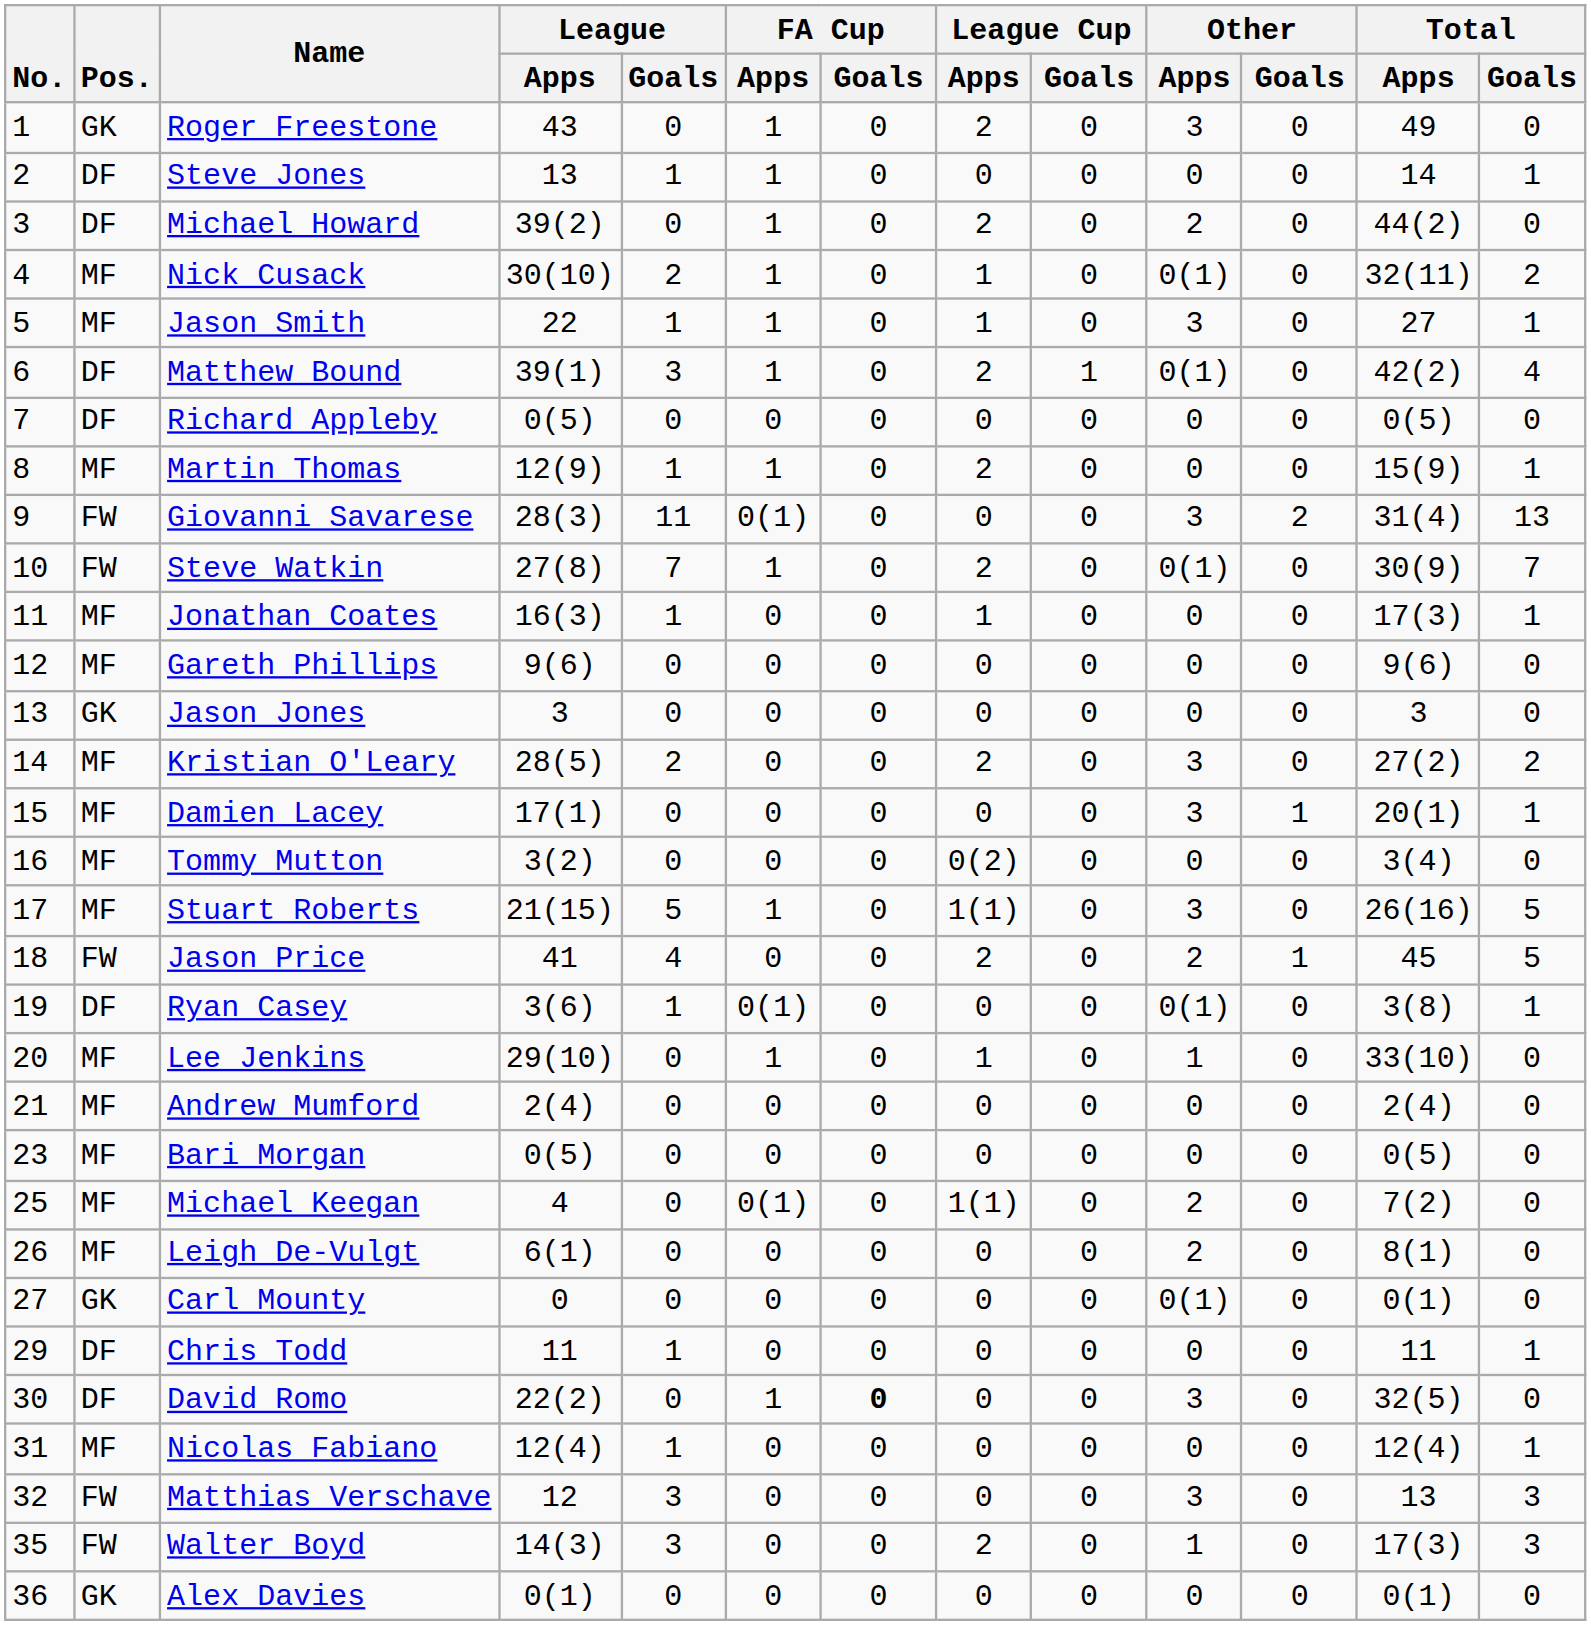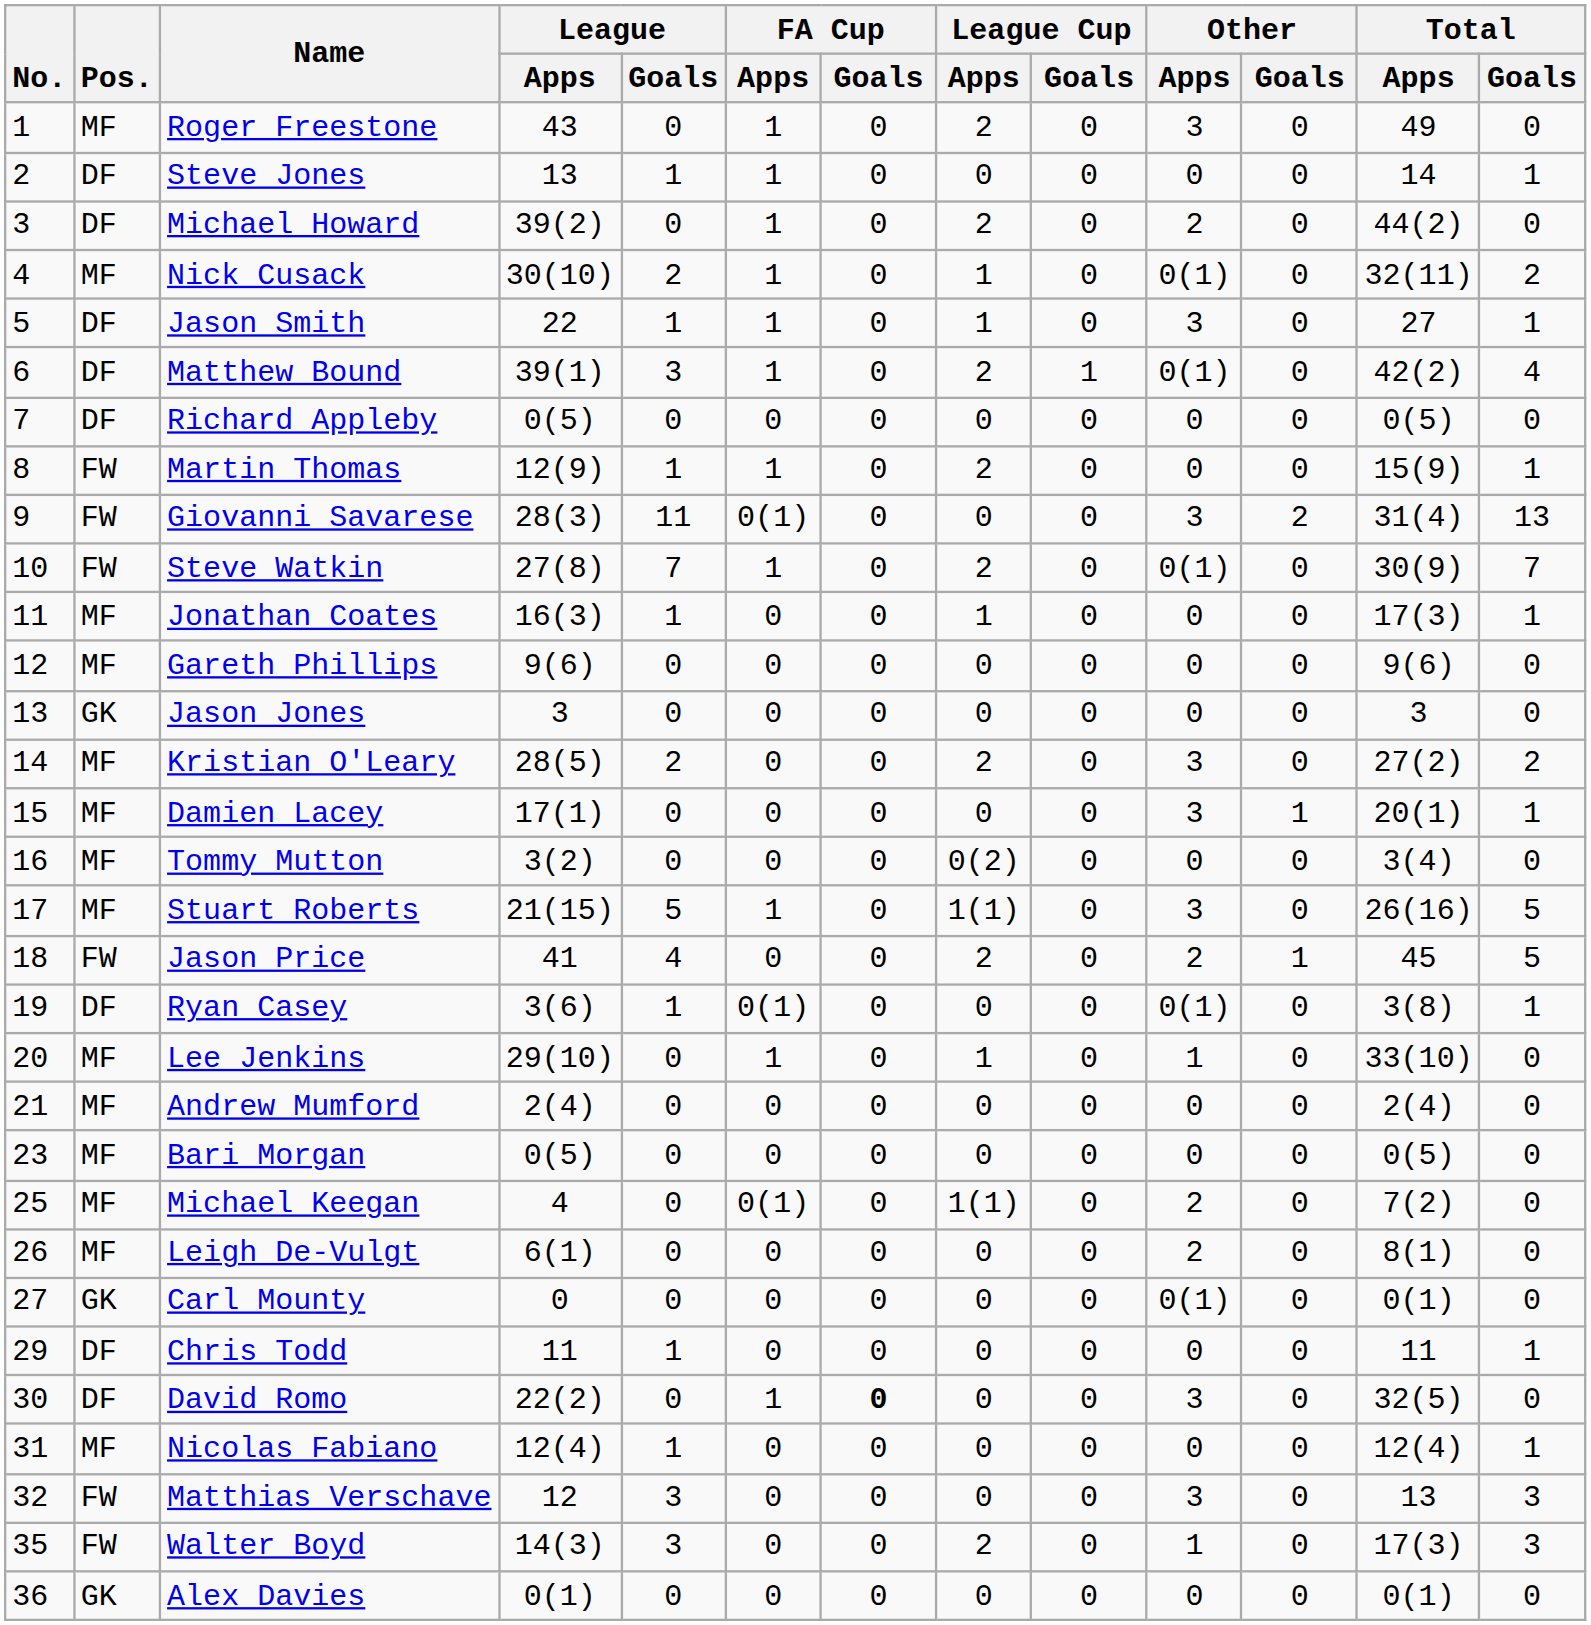(99, 128) GK -> (99, 128) MF
(99, 323) MF -> (99, 323) DF
(99, 470) MF -> (99, 470) FW
